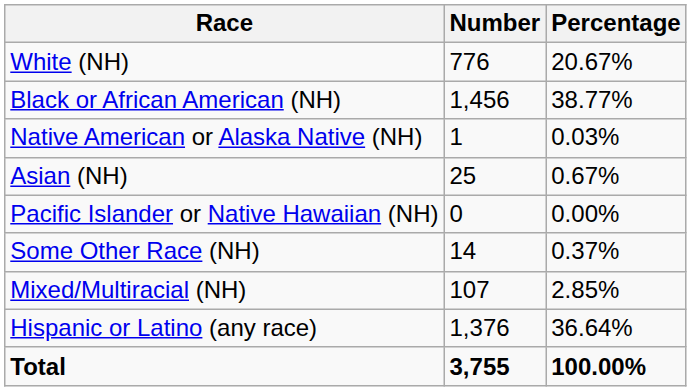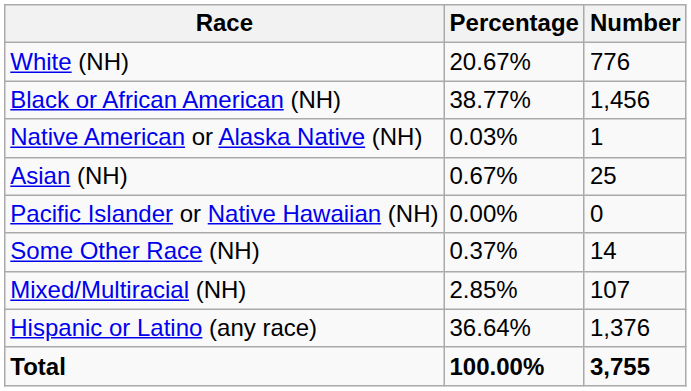columns swapped: (495, 23) <-> (616, 23)
